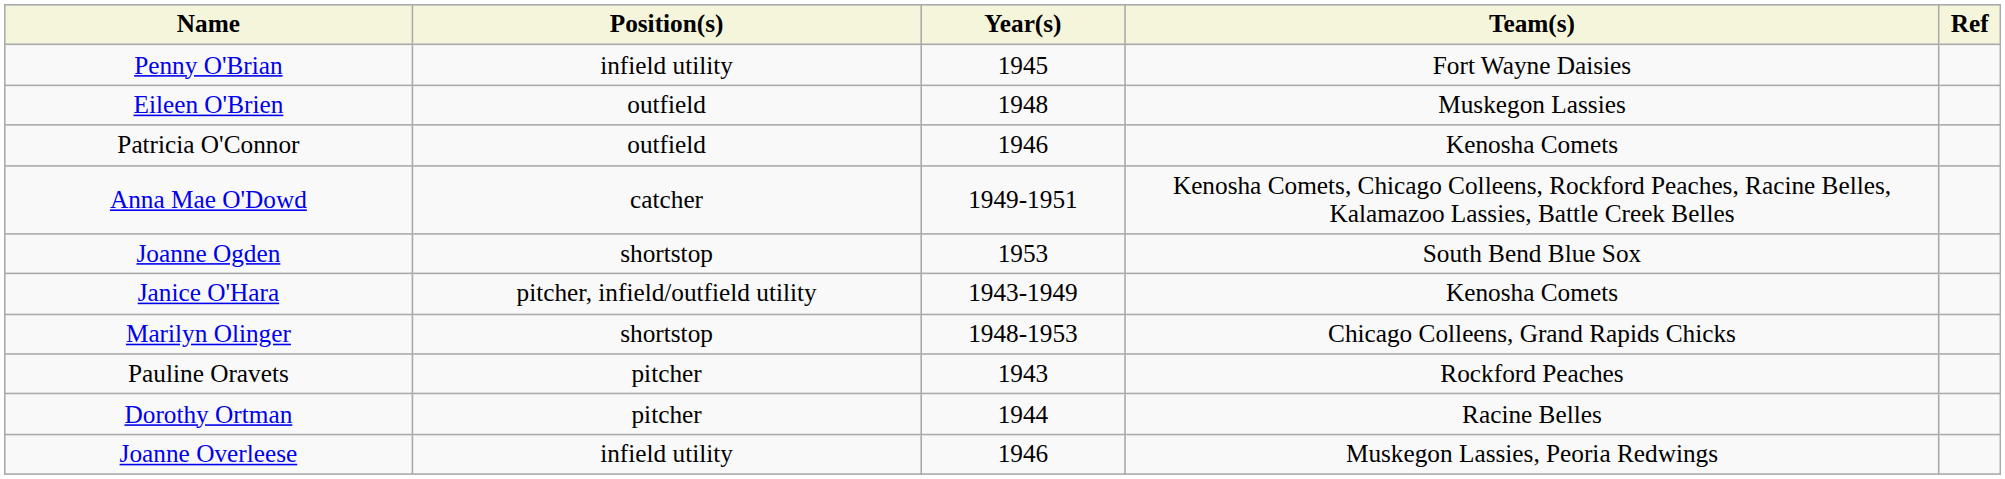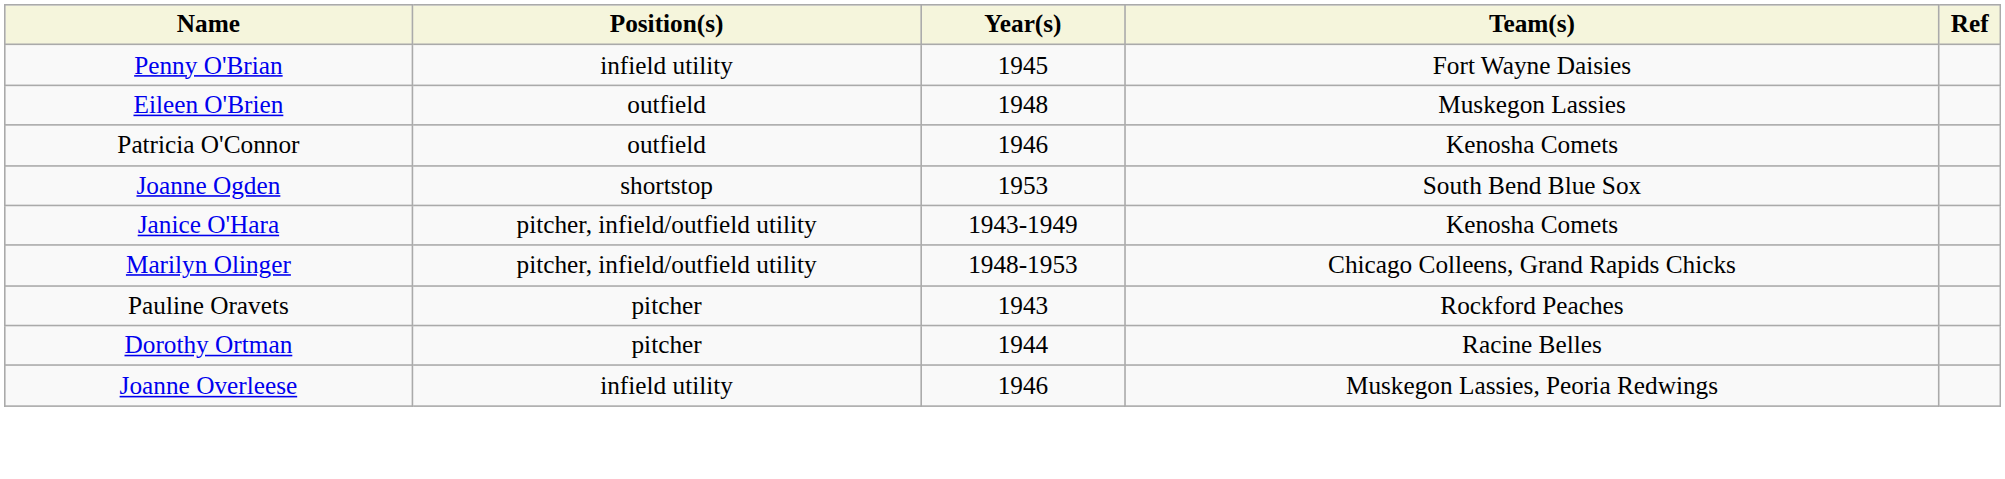- row: (208, 199)
(667, 333) shortstop -> (667, 265) pitcher, infield/outfield utility
